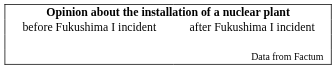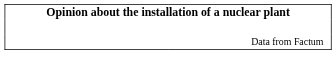- row: (89, 27)
